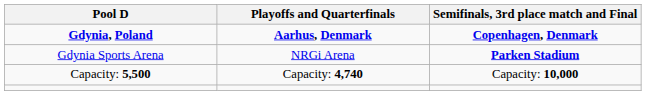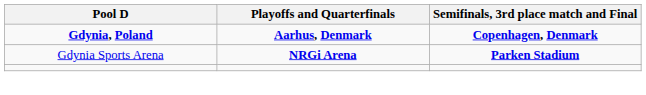(323, 54) normal -> (323, 54) bold
- row: (111, 74)
